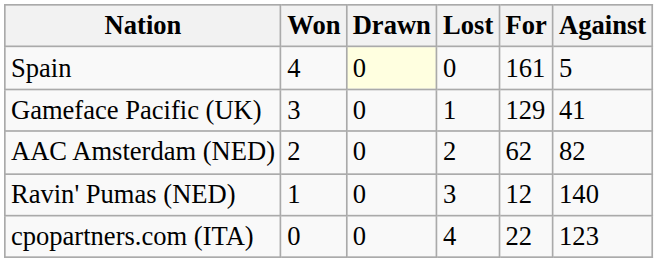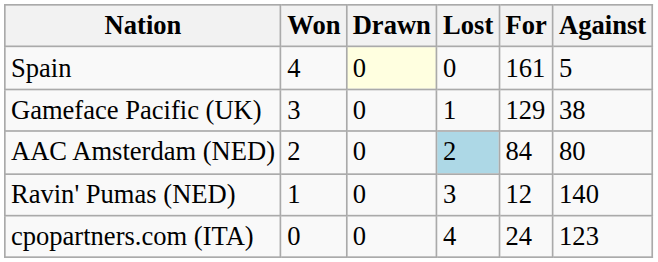(572, 109) 41 -> (572, 109) 38
(450, 151) no background -> (450, 151) lightblue background
(519, 151) 62 -> (519, 151) 84
(572, 151) 82 -> (572, 151) 80
(519, 236) 22 -> (519, 236) 24
